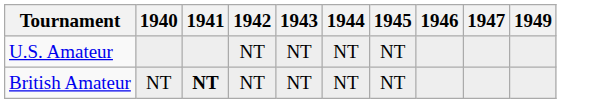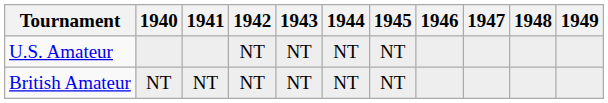+ column: (533, 20)
(205, 83) bold -> (205, 83) normal
